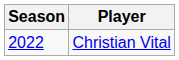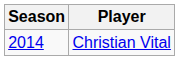(26, 42) 2022 -> (26, 42) 2014
